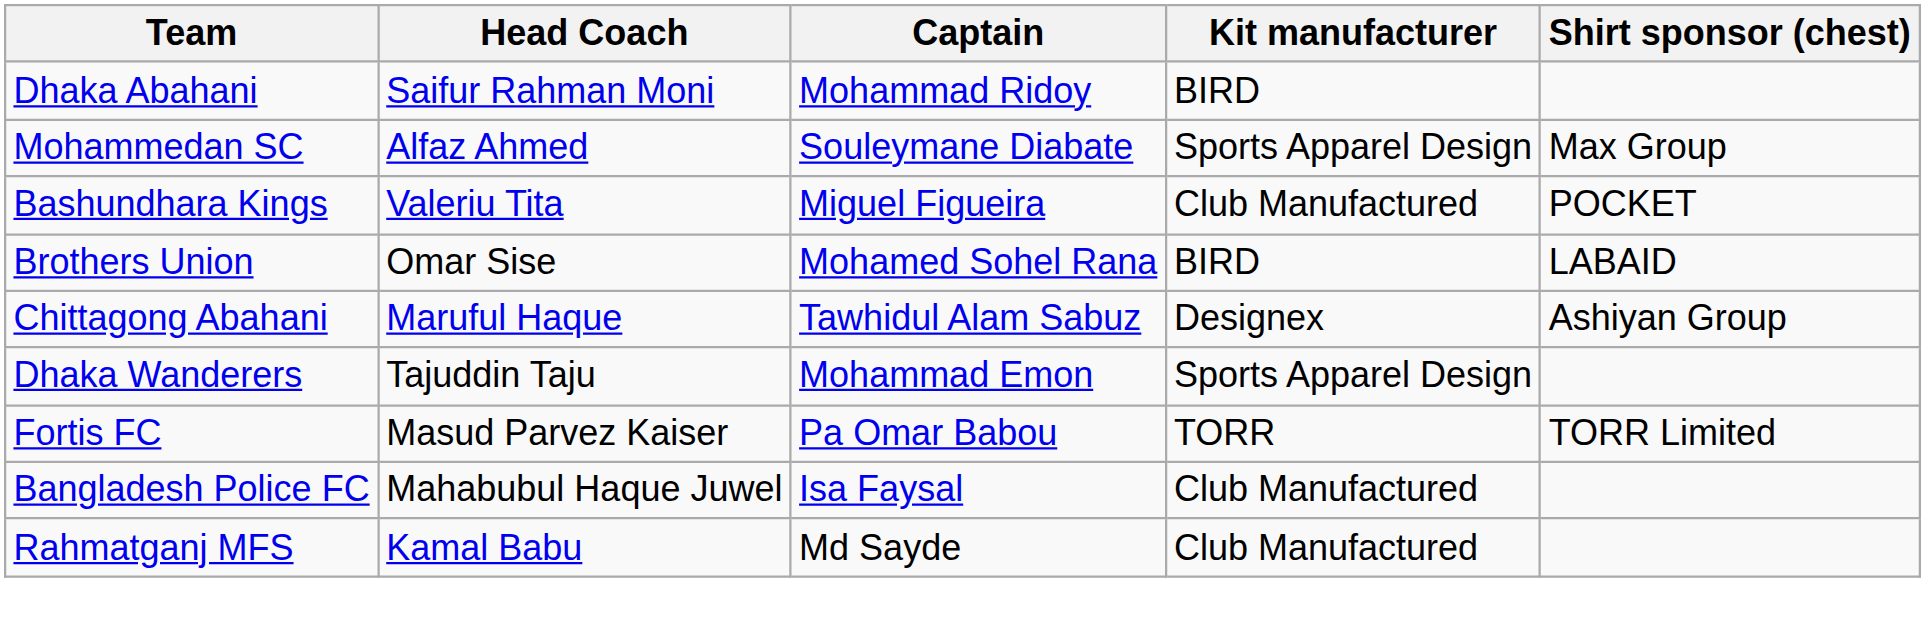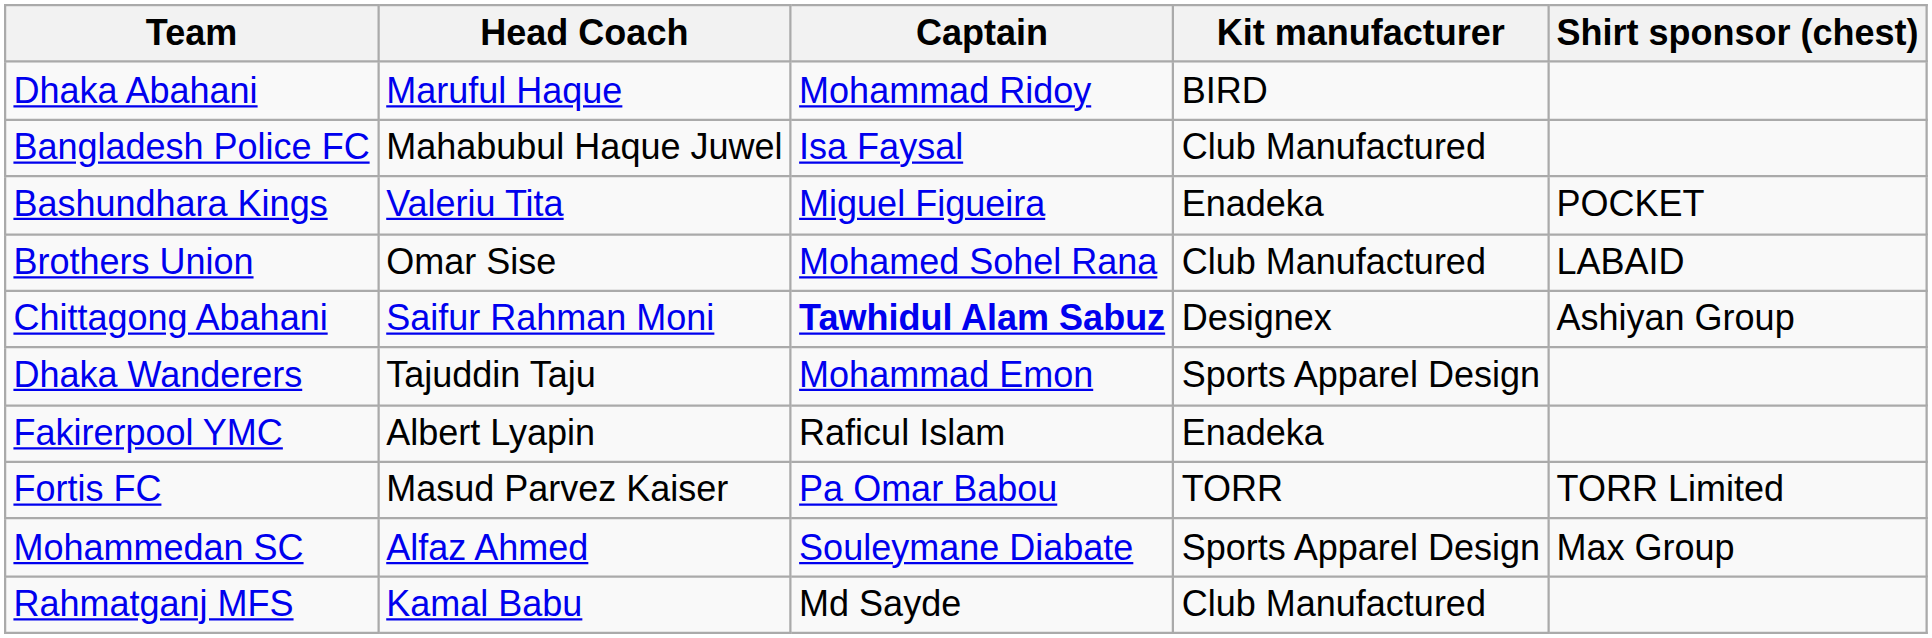(550, 90) Saifur Rahman Moni -> (504, 90) Maruful Haque
rows swapped: (192, 489) <-> (158, 147)
(1326, 204) Club Manufactured -> (1253, 204) Enadeka
(1217, 261) BIRD -> (1334, 261) Club Manufactured
(504, 318) Maruful Haque -> (550, 318) Saifur Rahman Moni
(970, 318) normal -> (982, 318) bold
+ row: (148, 432)
